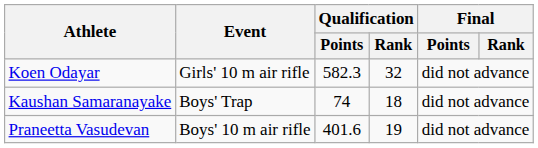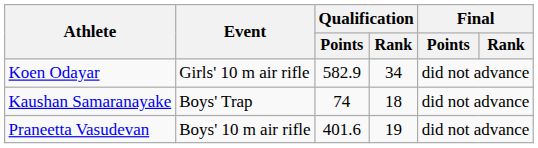(342, 73) 582.3 -> (342, 73) 582.9
(393, 73) 32 -> (393, 73) 34
